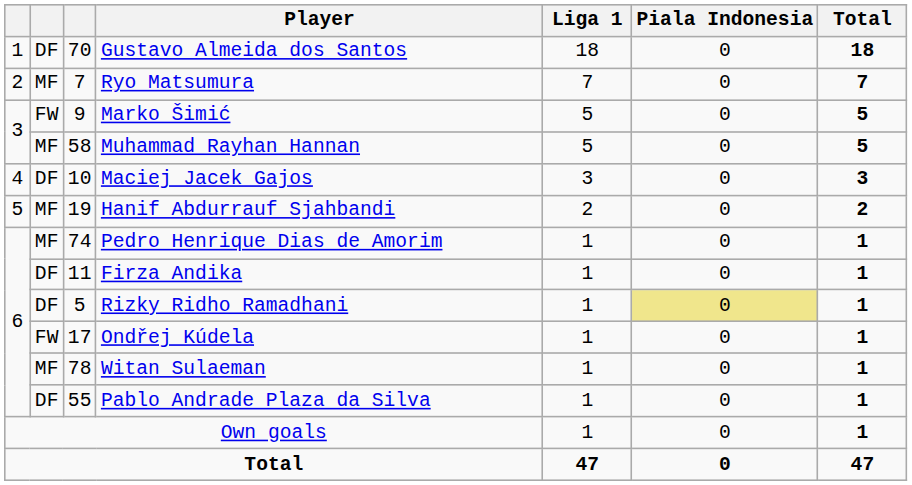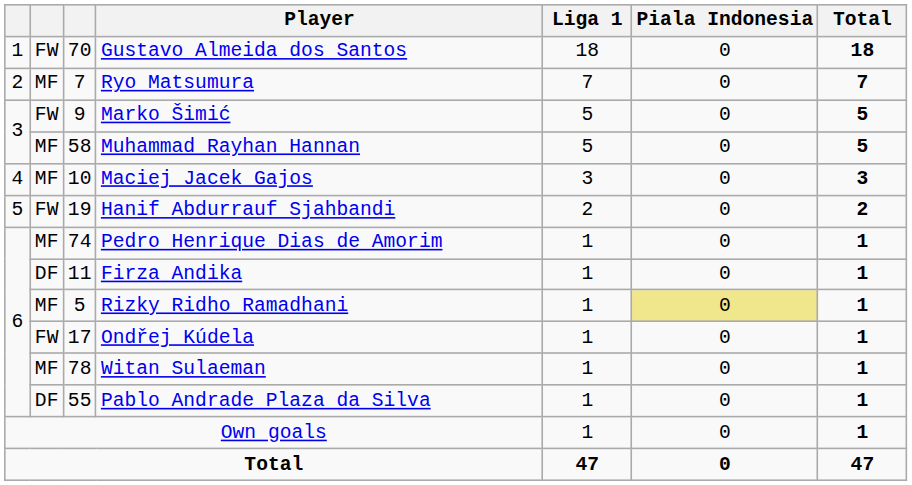(47, 53) DF -> (47, 53) FW
(47, 179) DF -> (47, 179) MF
(47, 211) MF -> (47, 211) FW
(47, 306) DF -> (47, 306) MF
